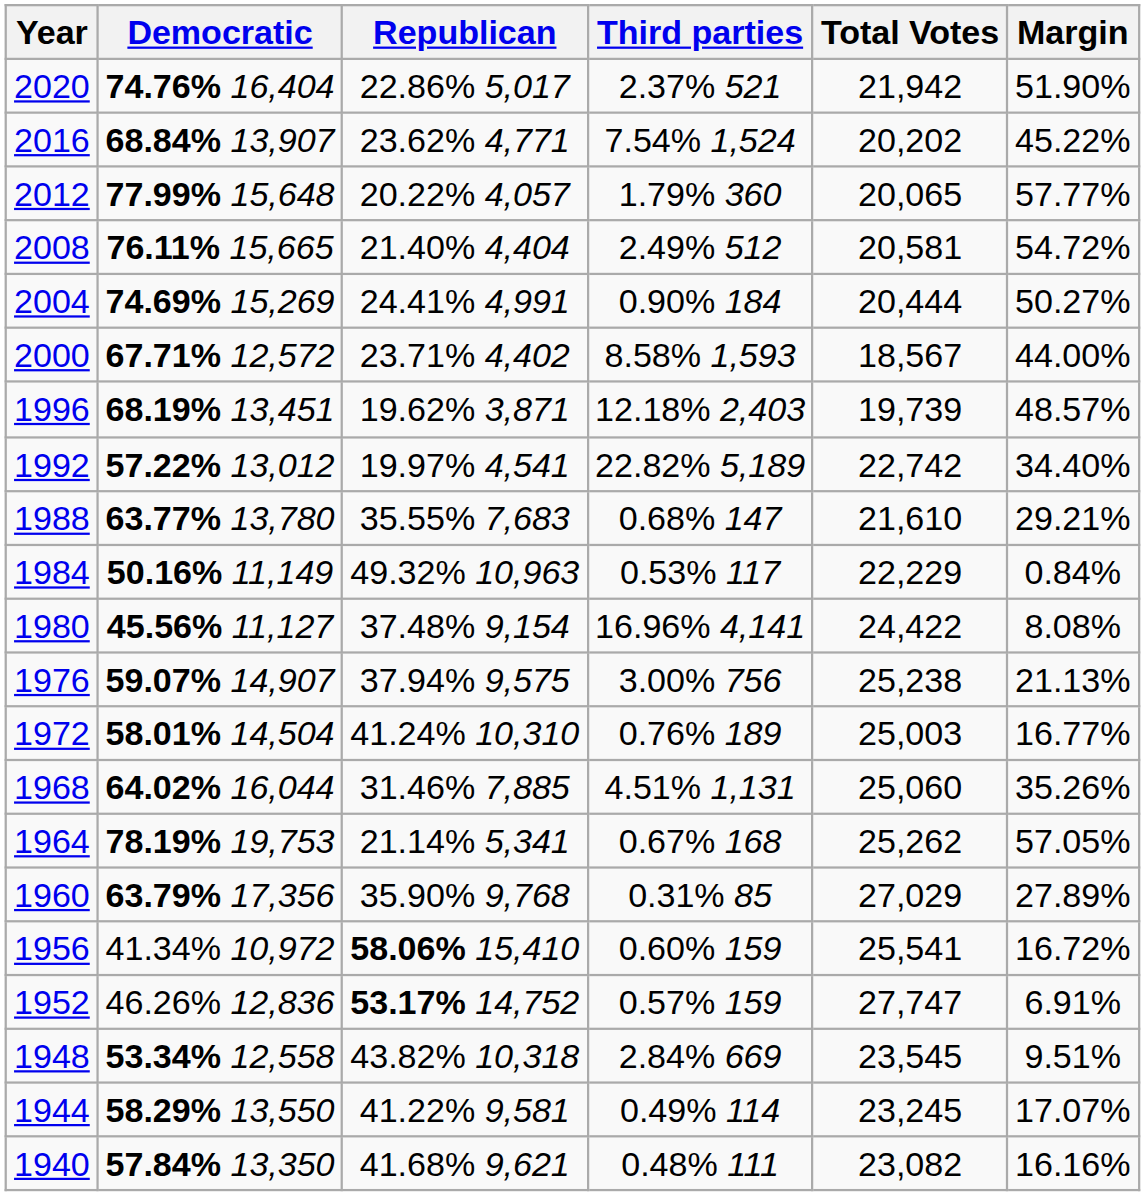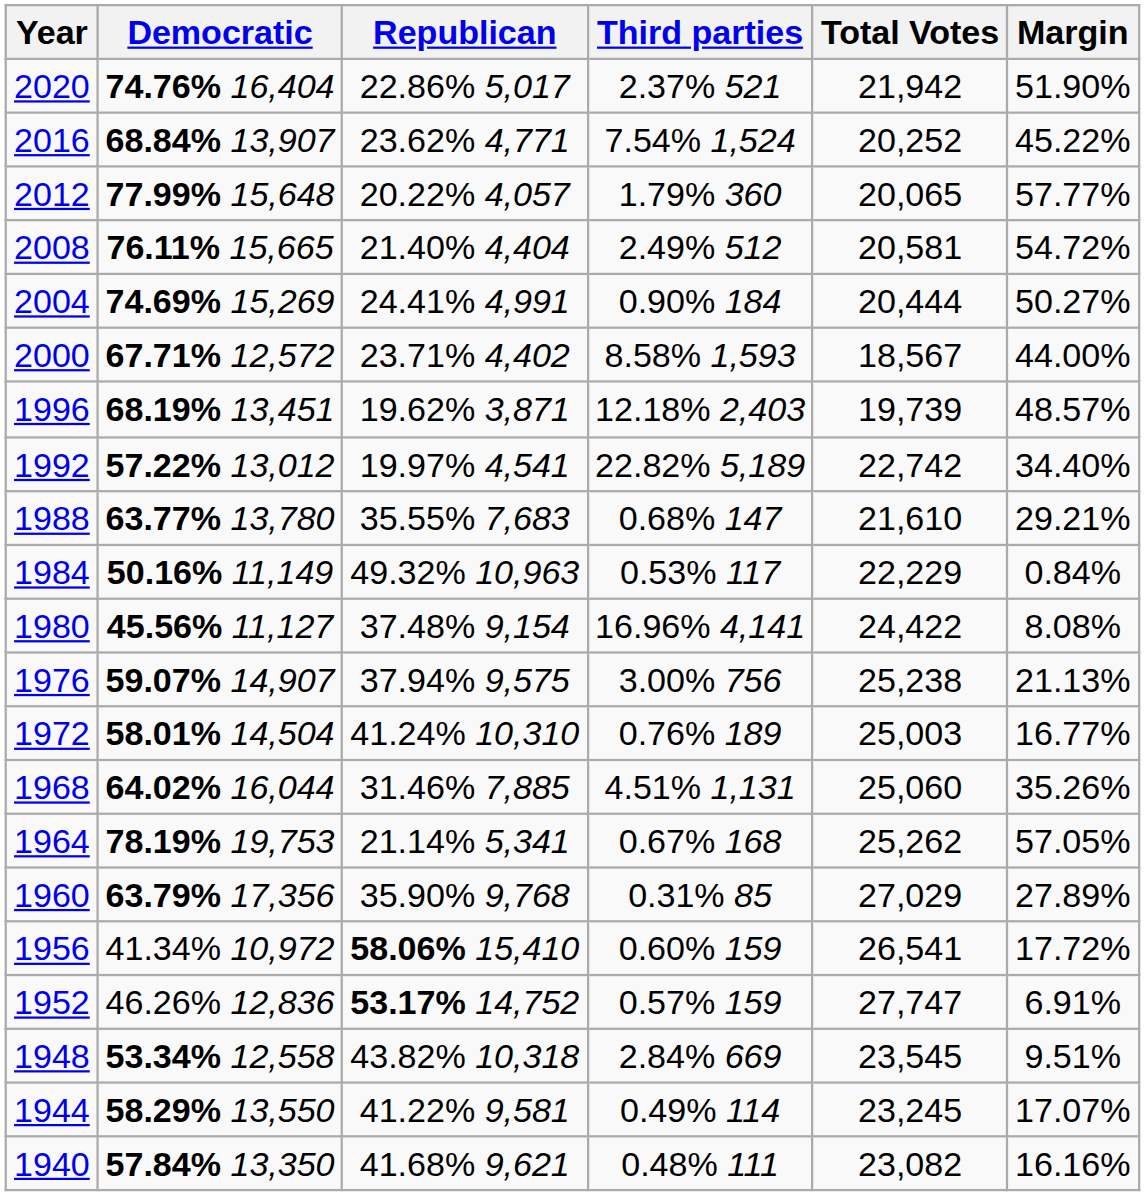(910, 140) 20,202 -> (910, 140) 20,252
(910, 949) 25,541 -> (910, 949) 26,541
(1073, 949) 16.72% -> (1073, 949) 17.72%
